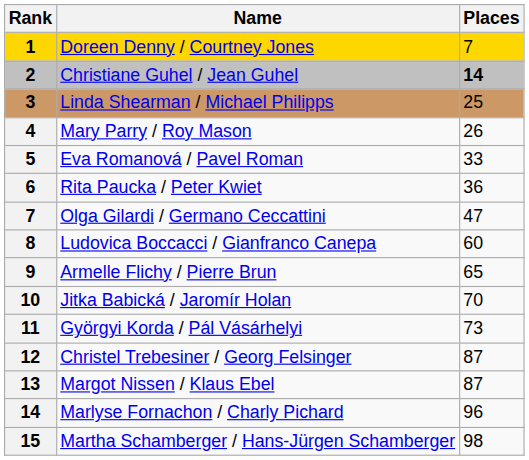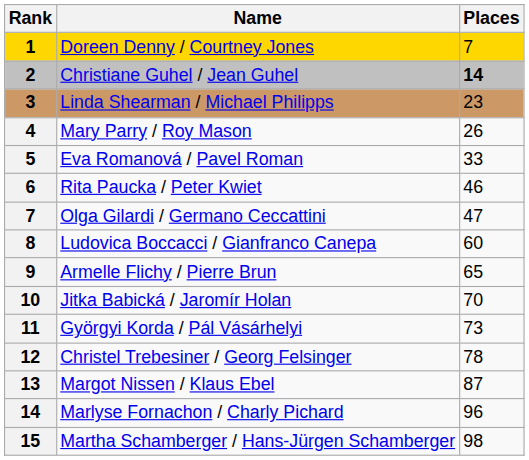(473, 103) 25 -> (473, 103) 23
(473, 187) 36 -> (473, 187) 46
(473, 356) 87 -> (473, 356) 78
